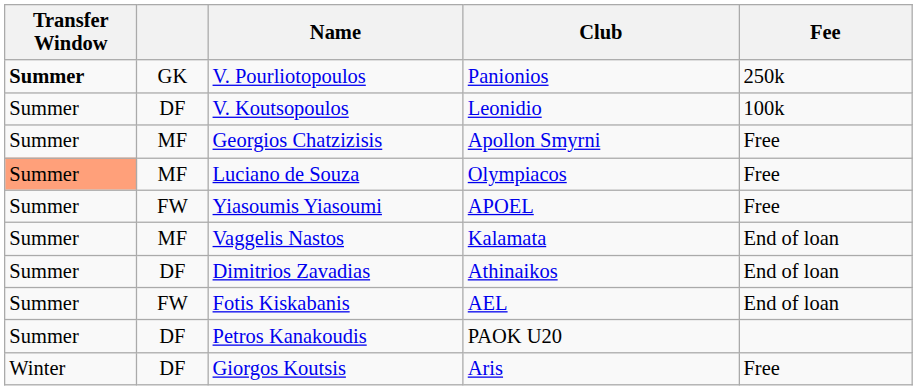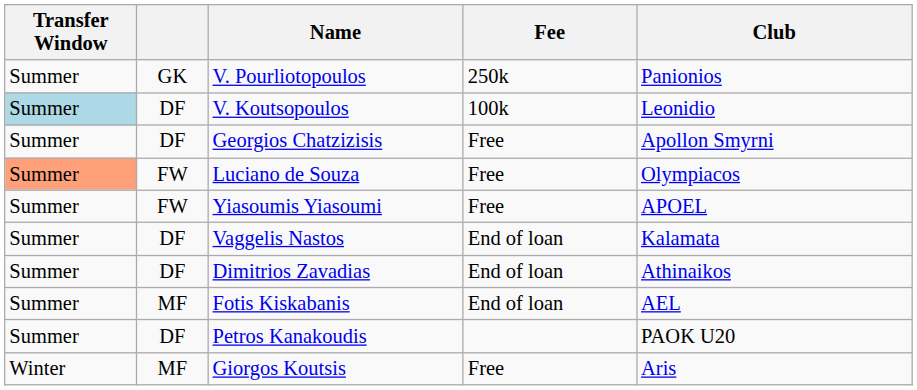columns swapped: (601, 32) <-> (825, 32)
(47, 76) bold -> (44, 76) normal
(44, 108) no background -> (44, 108) lightblue background
(172, 141) MF -> (172, 141) DF
(172, 173) MF -> (172, 173) FW
(172, 238) MF -> (172, 238) DF
(172, 303) FW -> (172, 303) MF
(172, 368) DF -> (172, 368) MF
